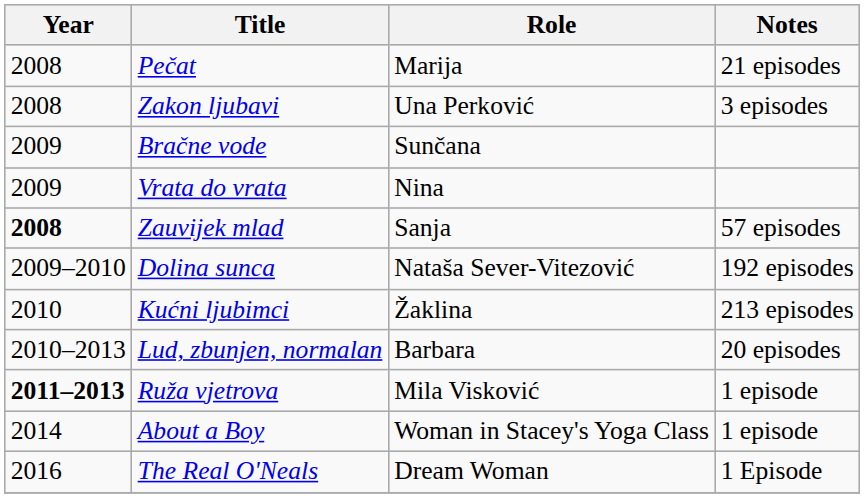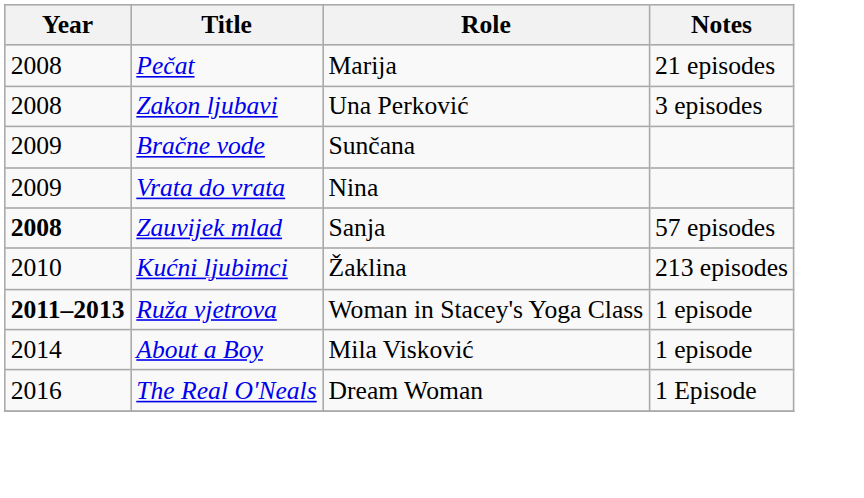- row: (206, 268)
- row: (260, 349)
(467, 390) Mila Visković -> (486, 308) Woman in Stacey's Yoga Class
(552, 430) Woman in Stacey's Yoga Class -> (401, 349) Mila Visković
